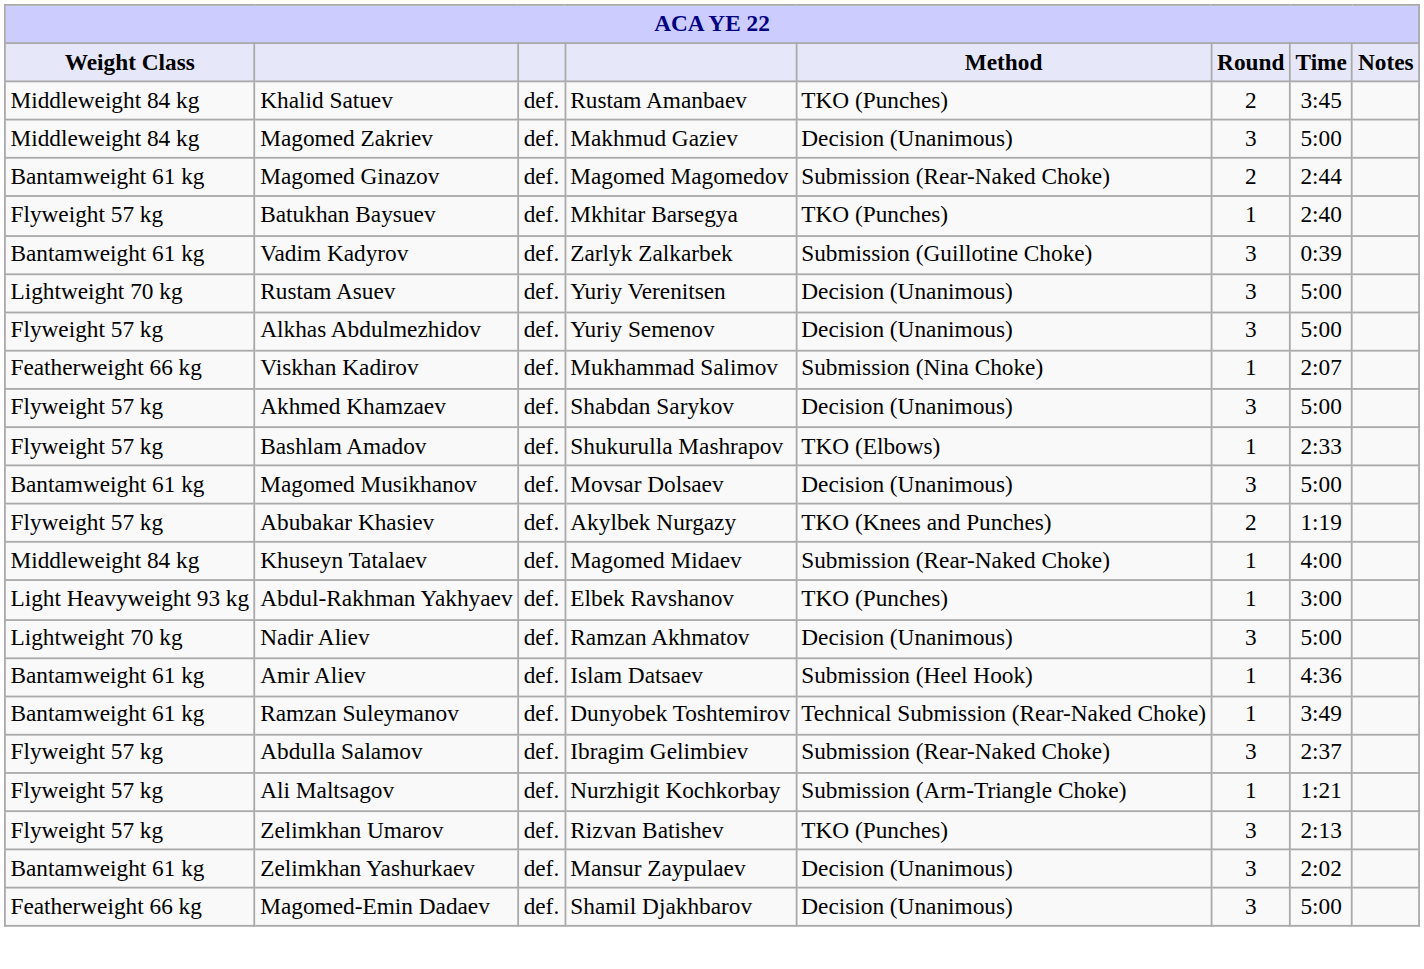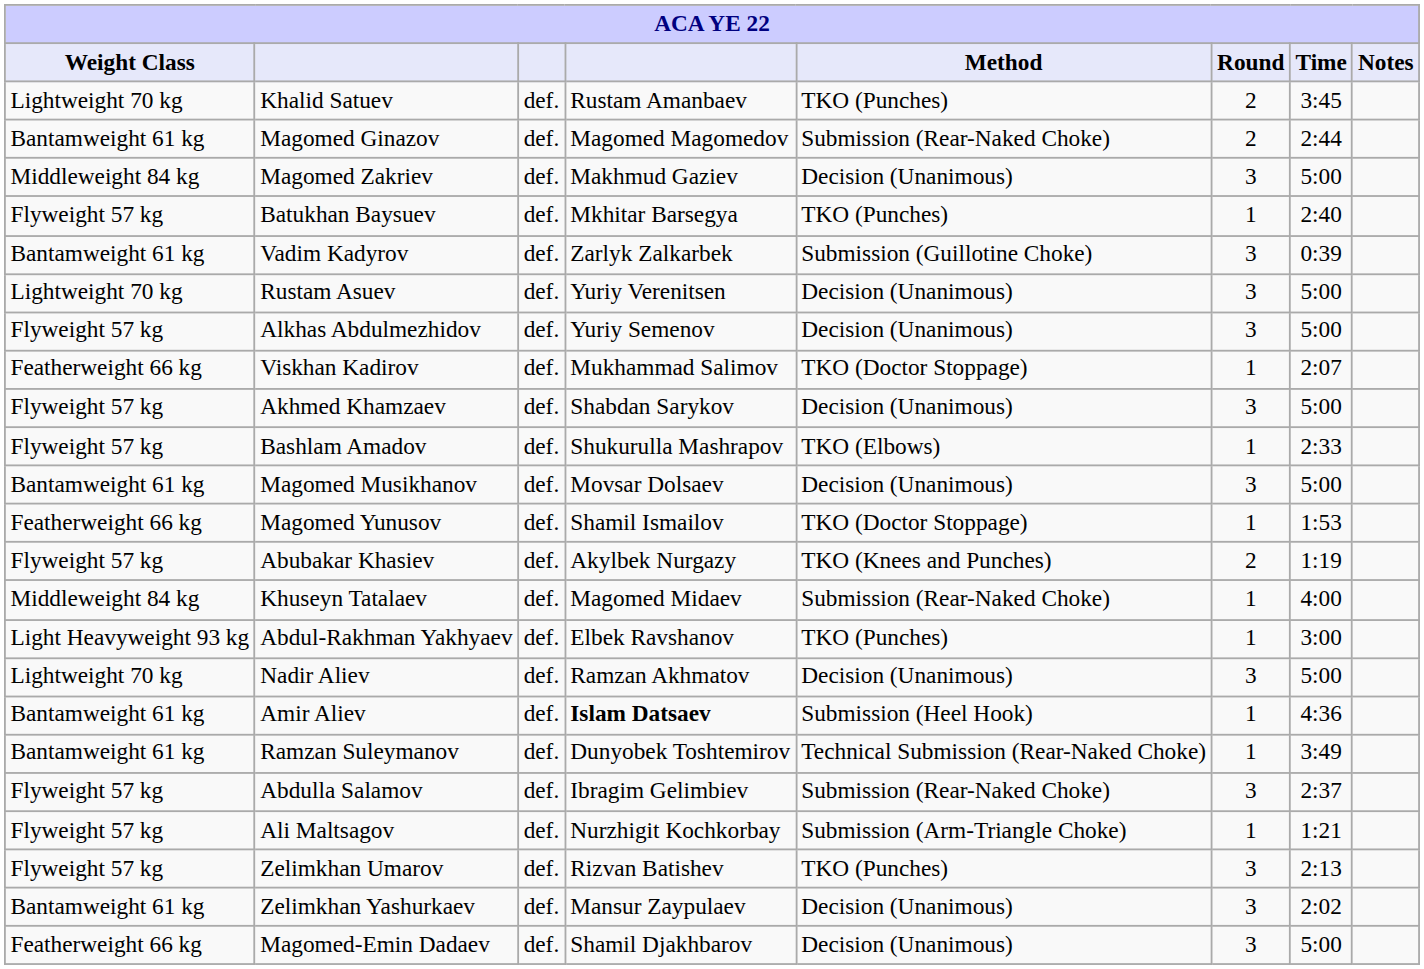(105, 100) Middleweight 84 kg -> (96, 100) Lightweight 70 kg
rows swapped: (347, 138) <-> (350, 177)
(922, 369) Submission (Nina Choke) -> (914, 369) TKO (Doctor Stoppage)
+ row: (351, 522)
(637, 676) normal -> (641, 714) bold
